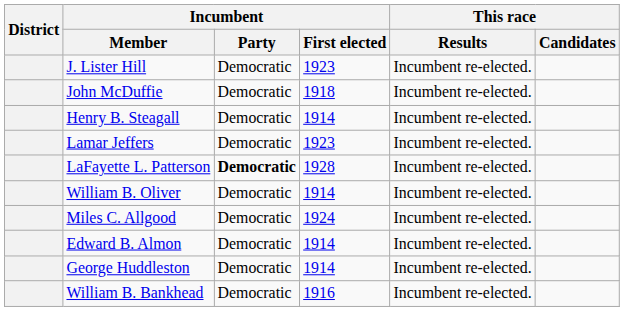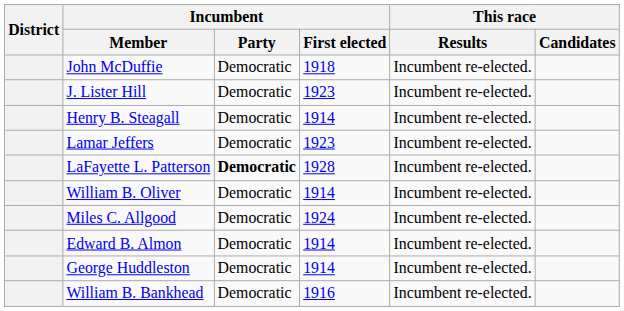rows swapped: (114, 92) <-> (106, 67)
